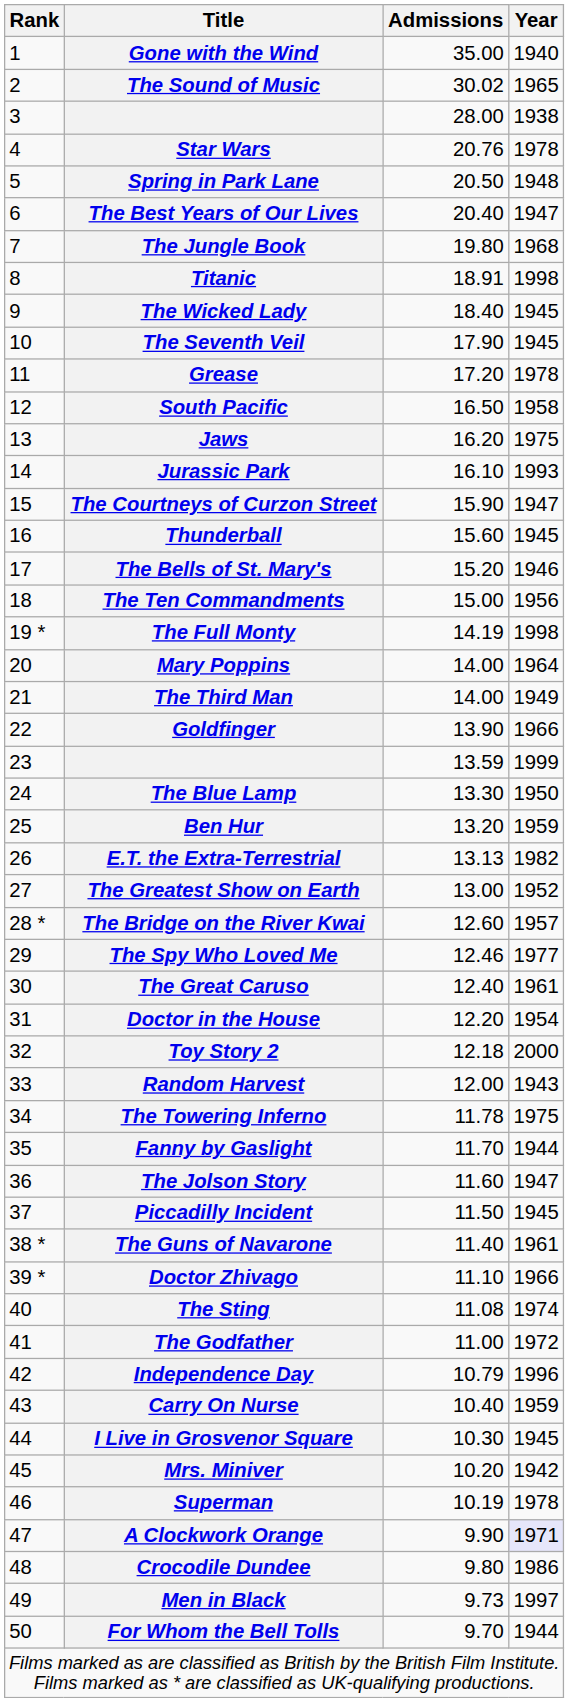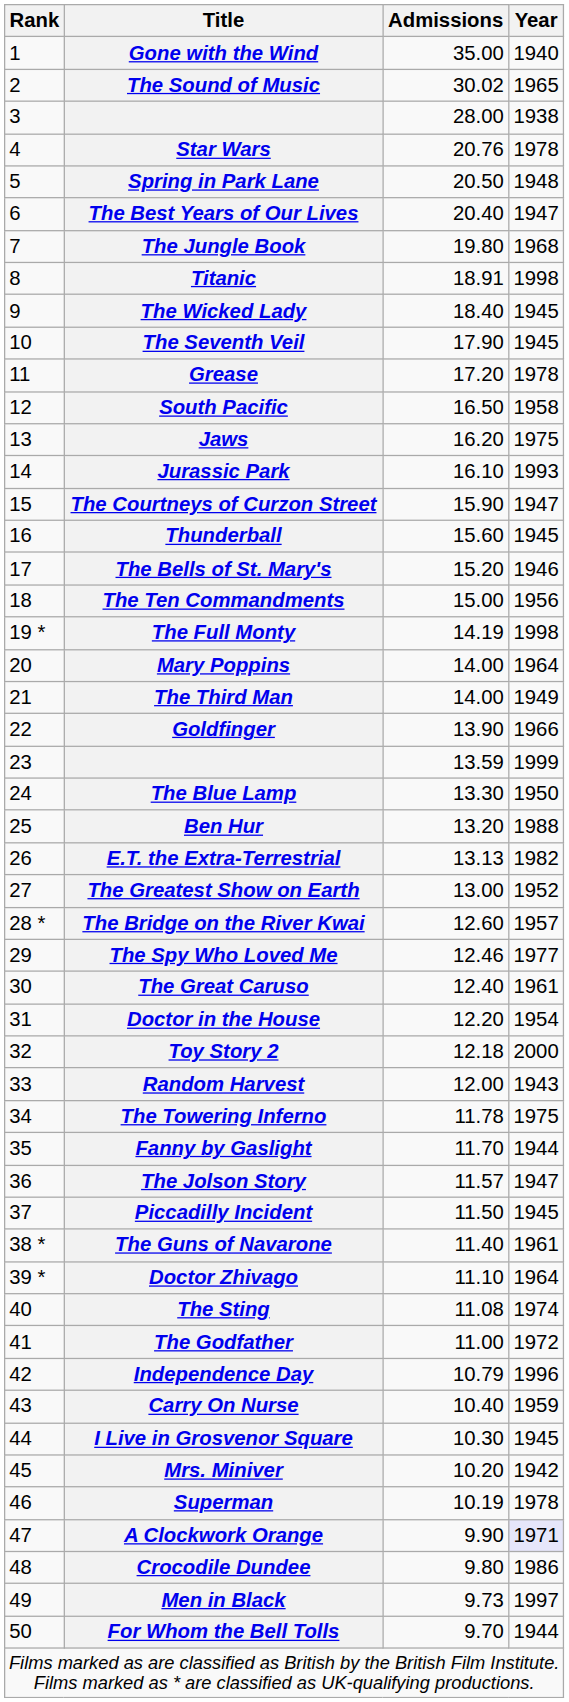(536, 826) 1959 -> (536, 826) 1988
(479, 1180) 11.60 -> (479, 1180) 11.57
(536, 1277) 1966 -> (536, 1277) 1964
